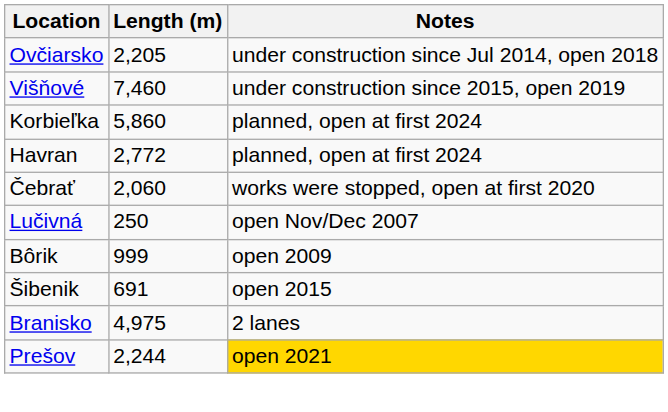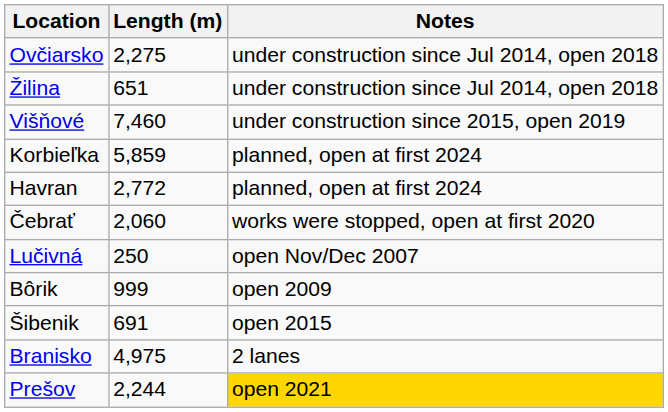(140, 54) 2,205 -> (140, 54) 2,275
+ row: (35, 88)
(140, 121) 5,860 -> (140, 155) 5,859
